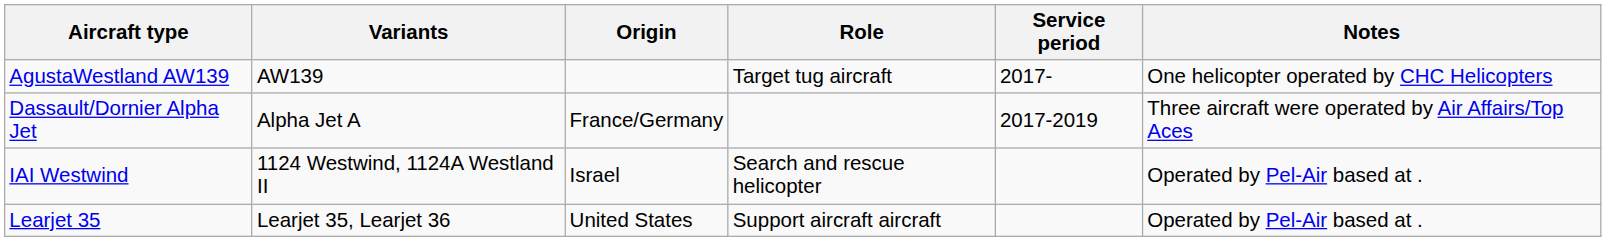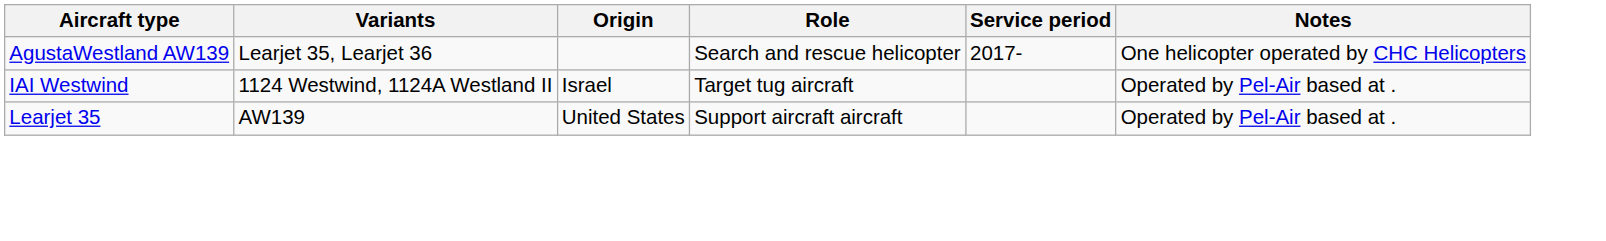(290, 76) AW139 -> (335, 53) Learjet 35, Learjet 36
(812, 76) Target tug aircraft -> (827, 53) Search and rescue helicopter
- row: (114, 120)
(819, 175) Search and rescue helicopter -> (774, 85) Target tug aircraft
(354, 219) Learjet 35, Learjet 36 -> (272, 118) AW139
